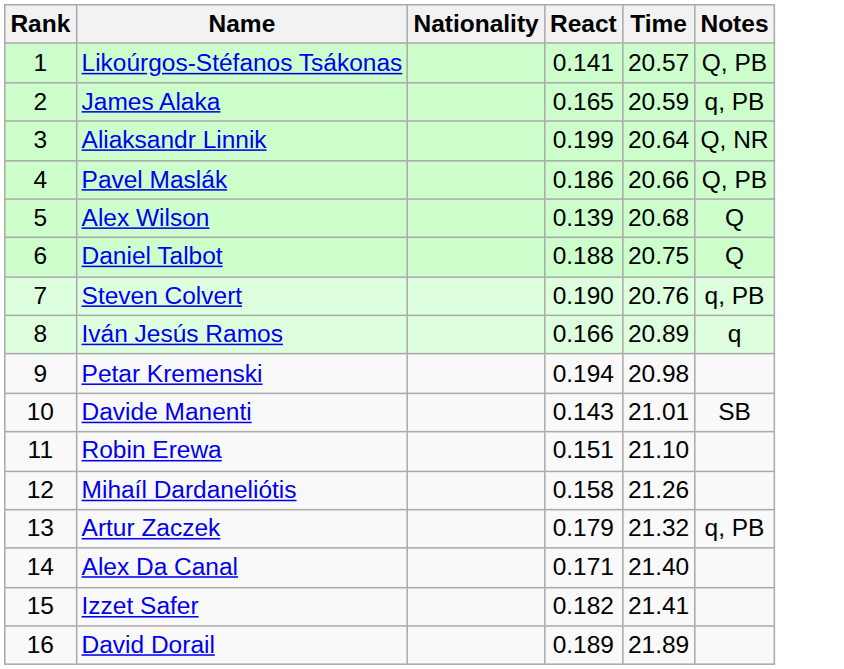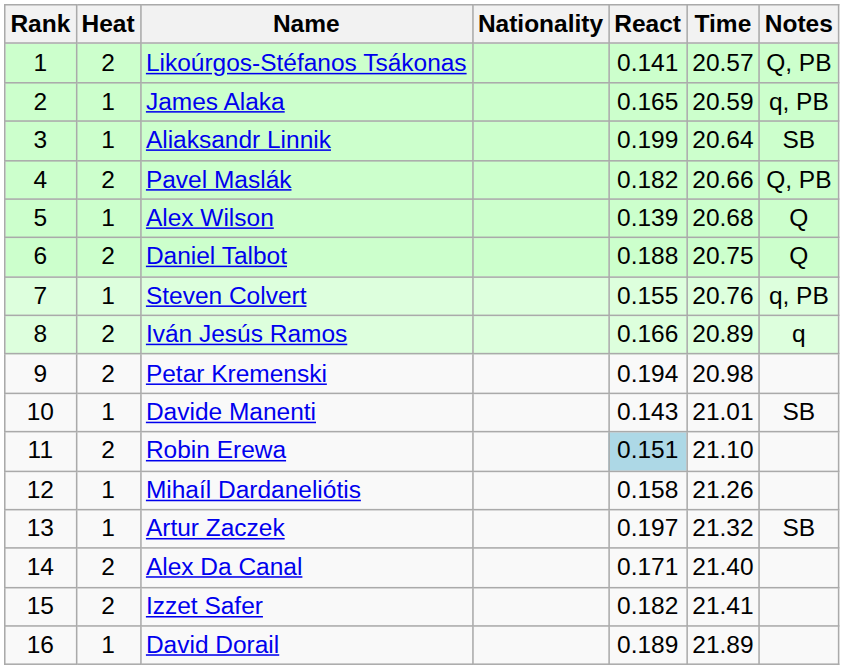+ column: (108, 23)
(734, 140) Q, NR -> (799, 140) SB
(583, 179) 0.186 -> (648, 179) 0.182
(583, 295) 0.190 -> (648, 295) 0.155
(583, 450) no background -> (648, 450) lightblue background
(583, 528) 0.179 -> (648, 528) 0.197
(734, 528) q, PB -> (799, 528) SB
